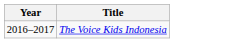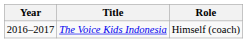+ column: (206, 12)
